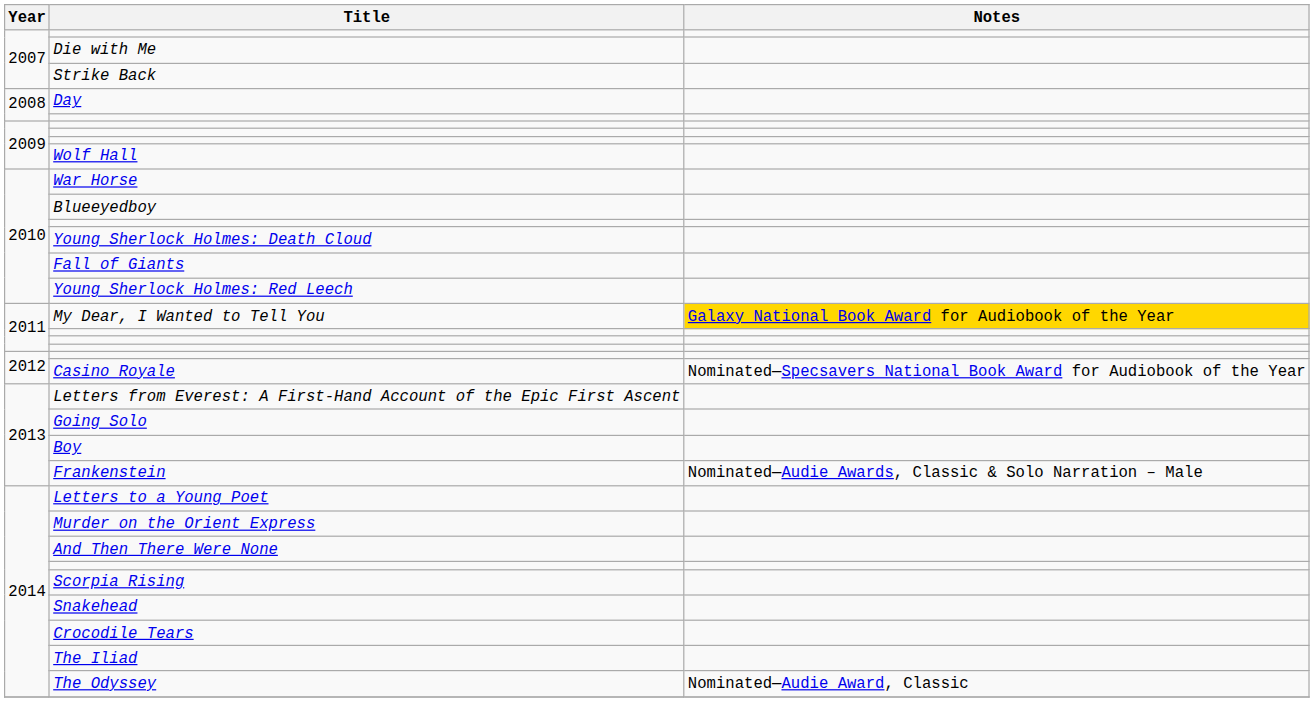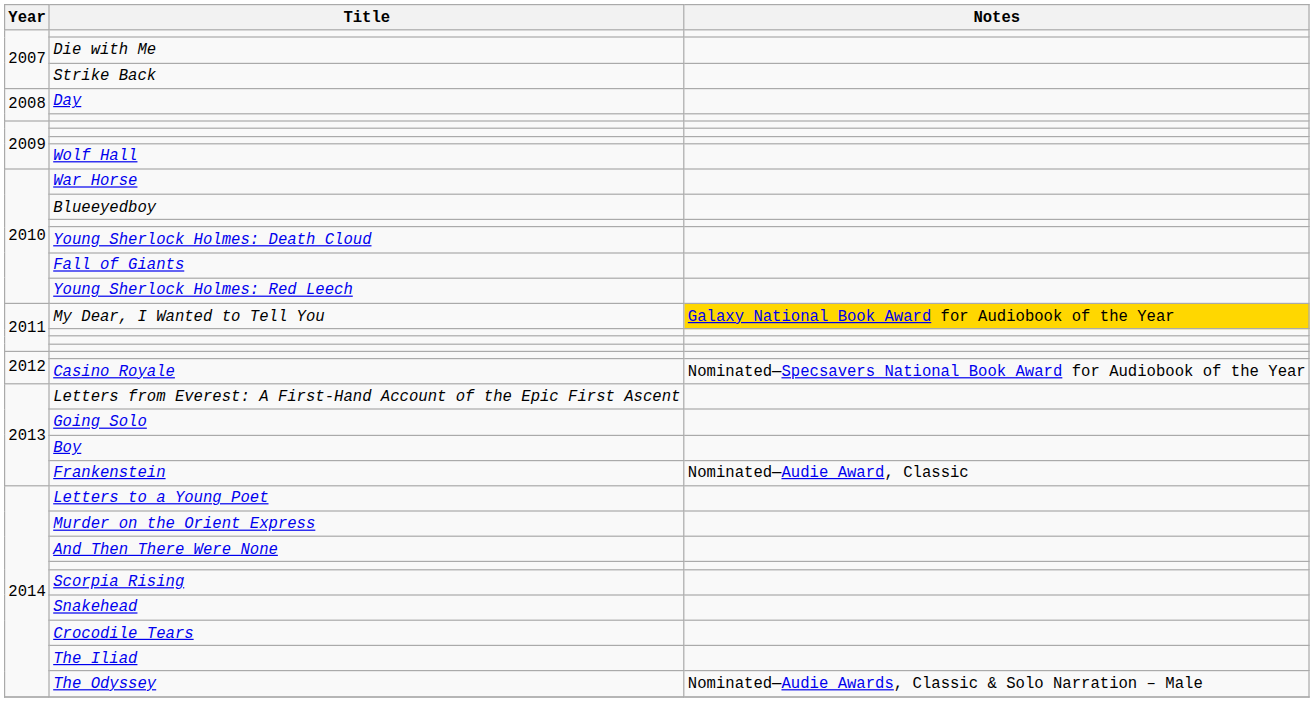(945, 473) Nominated—Audie Awards, Classic & Solo Narration – Male -> (828, 473) Nominated—Audie Award, Classic
(828, 684) Nominated—Audie Award, Classic -> (945, 684) Nominated—Audie Awards, Classic & Solo Narration – Male
